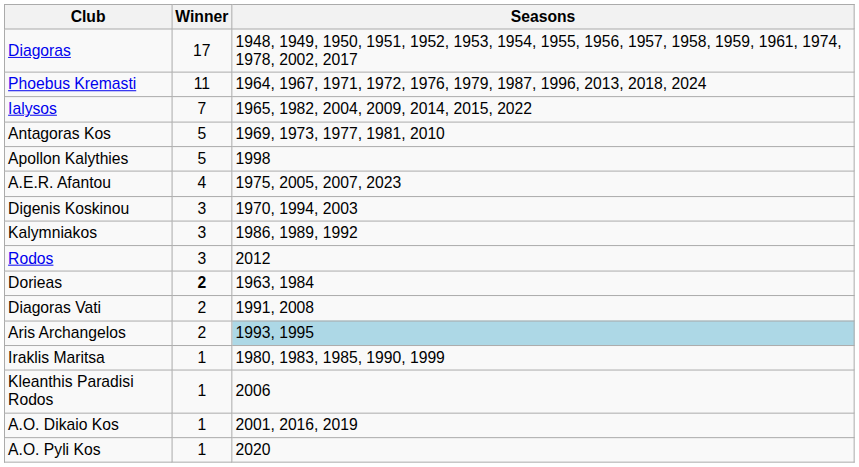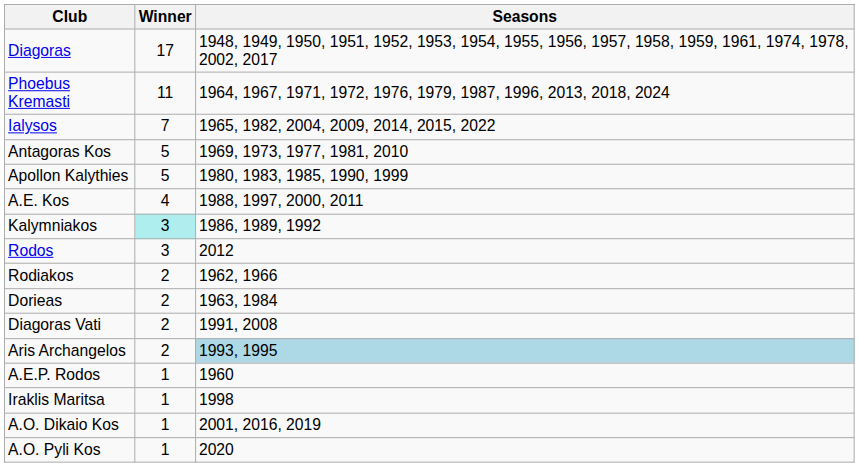(253, 158) 1998 -> (304, 176) 1980, 1983, 1985, 1990, 1999
- row: (60, 183)
+ row: (39, 201)
- row: (69, 208)
(202, 233) no background -> (165, 226) paleturquoise background
+ row: (41, 276)
(202, 283) bold -> (165, 300) normal
+ row: (54, 375)
(340, 357) 1980, 1983, 1985, 1990, 1999 -> (216, 400) 1998
- row: (71, 391)
